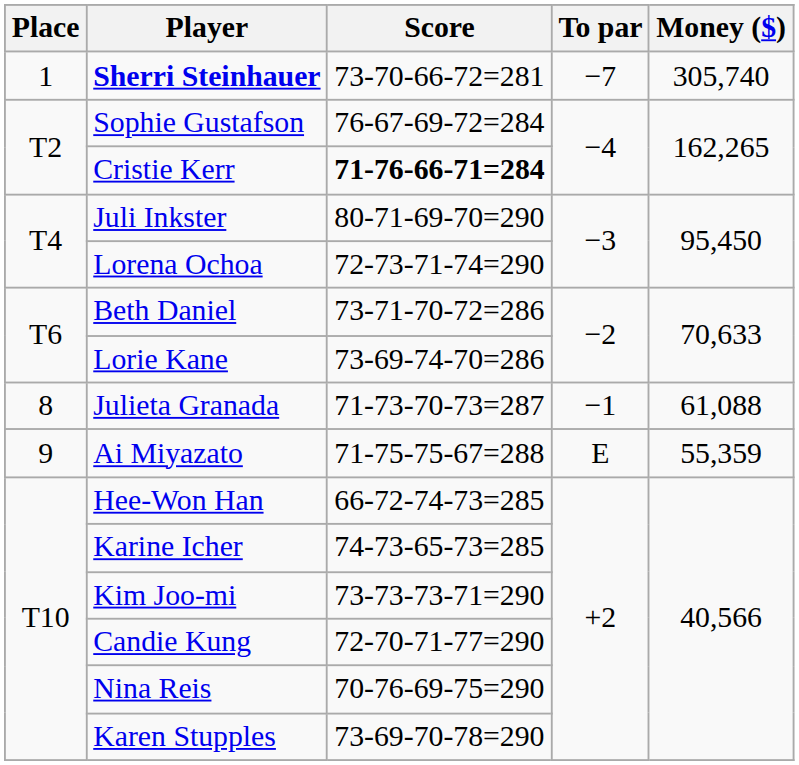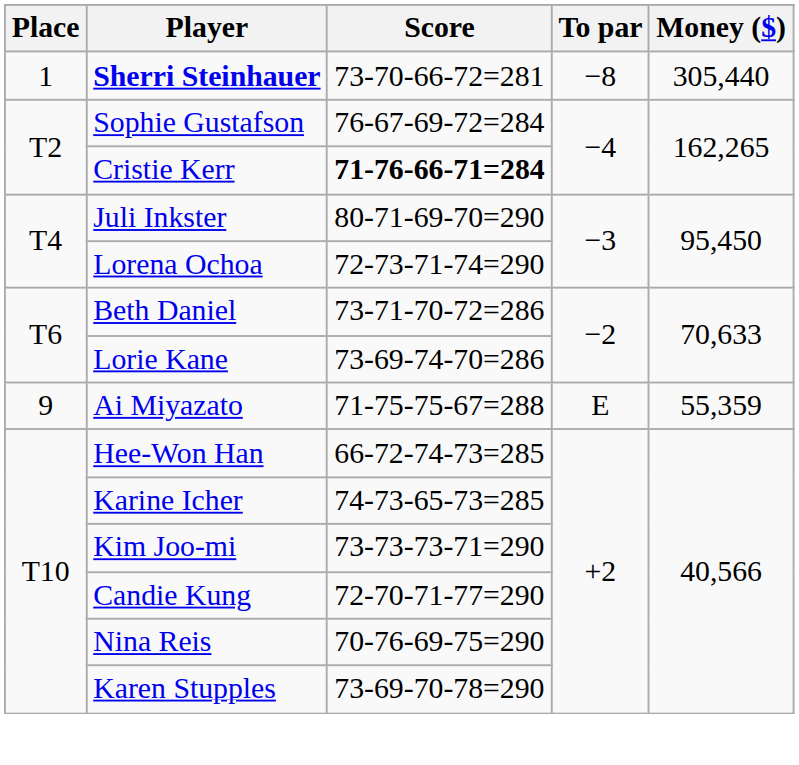(600, 75) −7 -> (600, 75) −8
(721, 75) 305,740 -> (721, 75) 305,440
- row: (186, 405)
